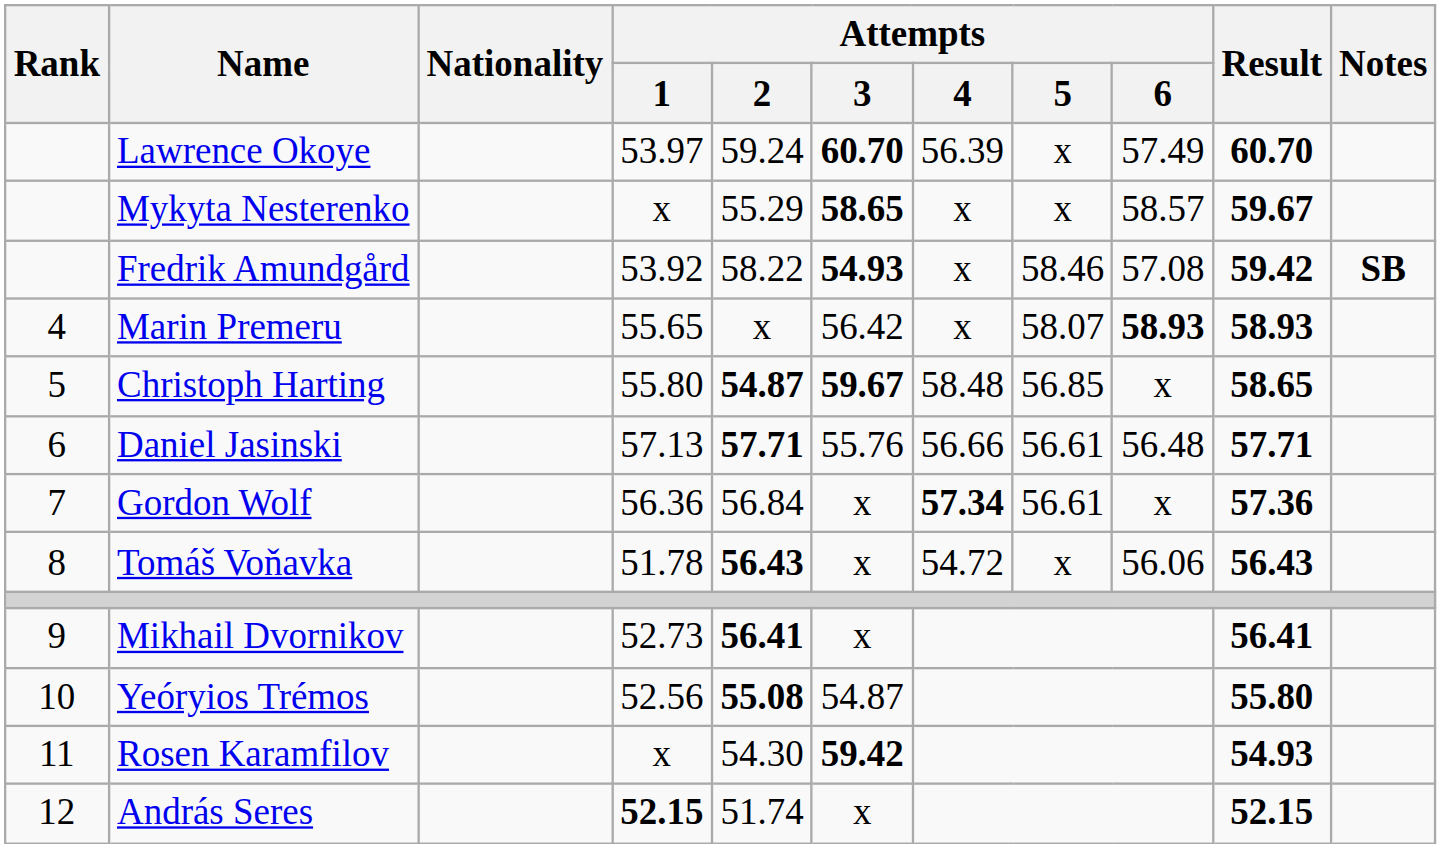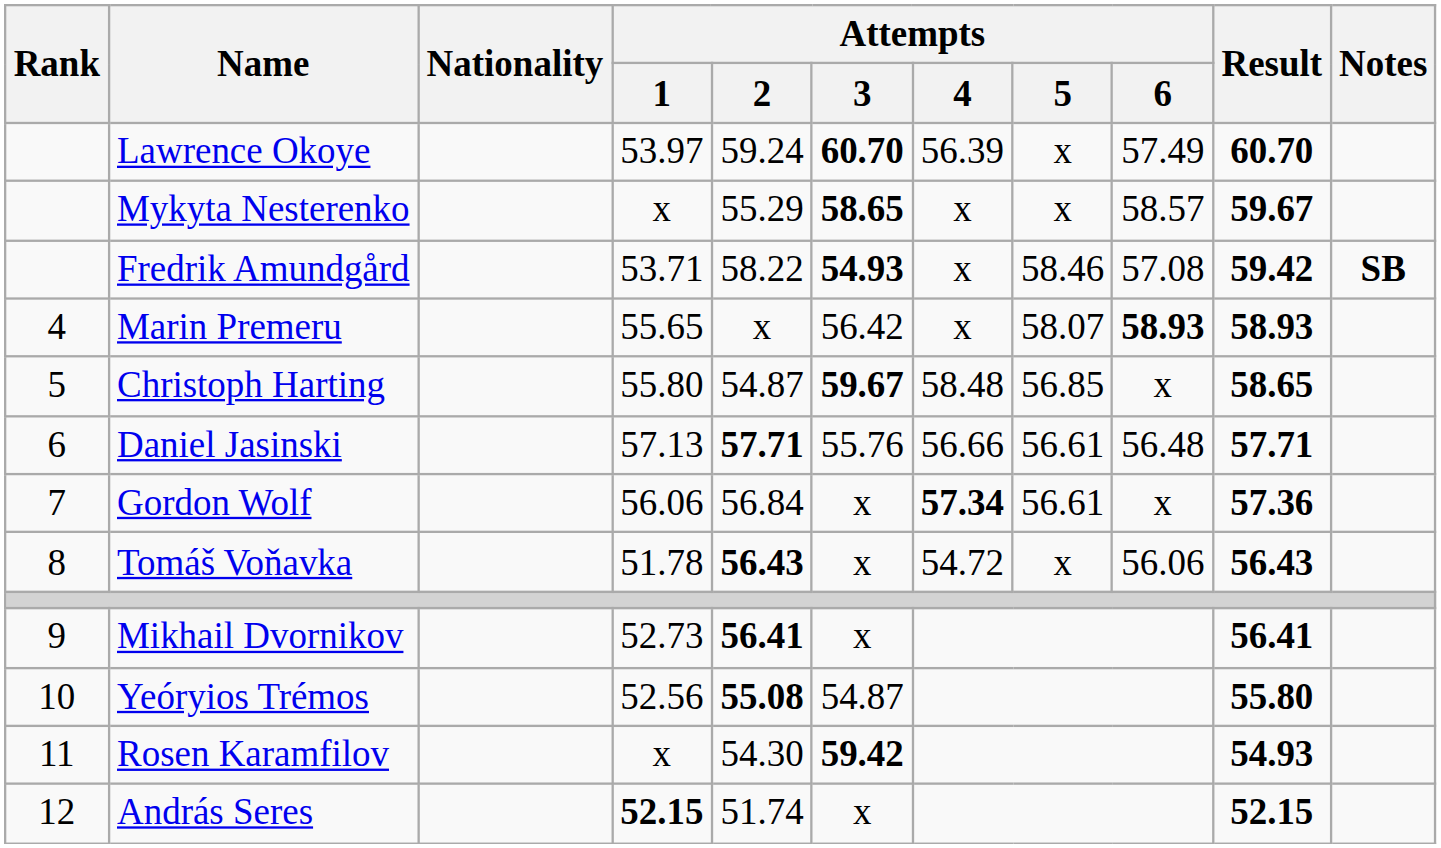(662, 268) 53.92 -> (662, 268) 53.71
(762, 385) bold -> (762, 385) normal
(662, 502) 56.36 -> (662, 502) 56.06
